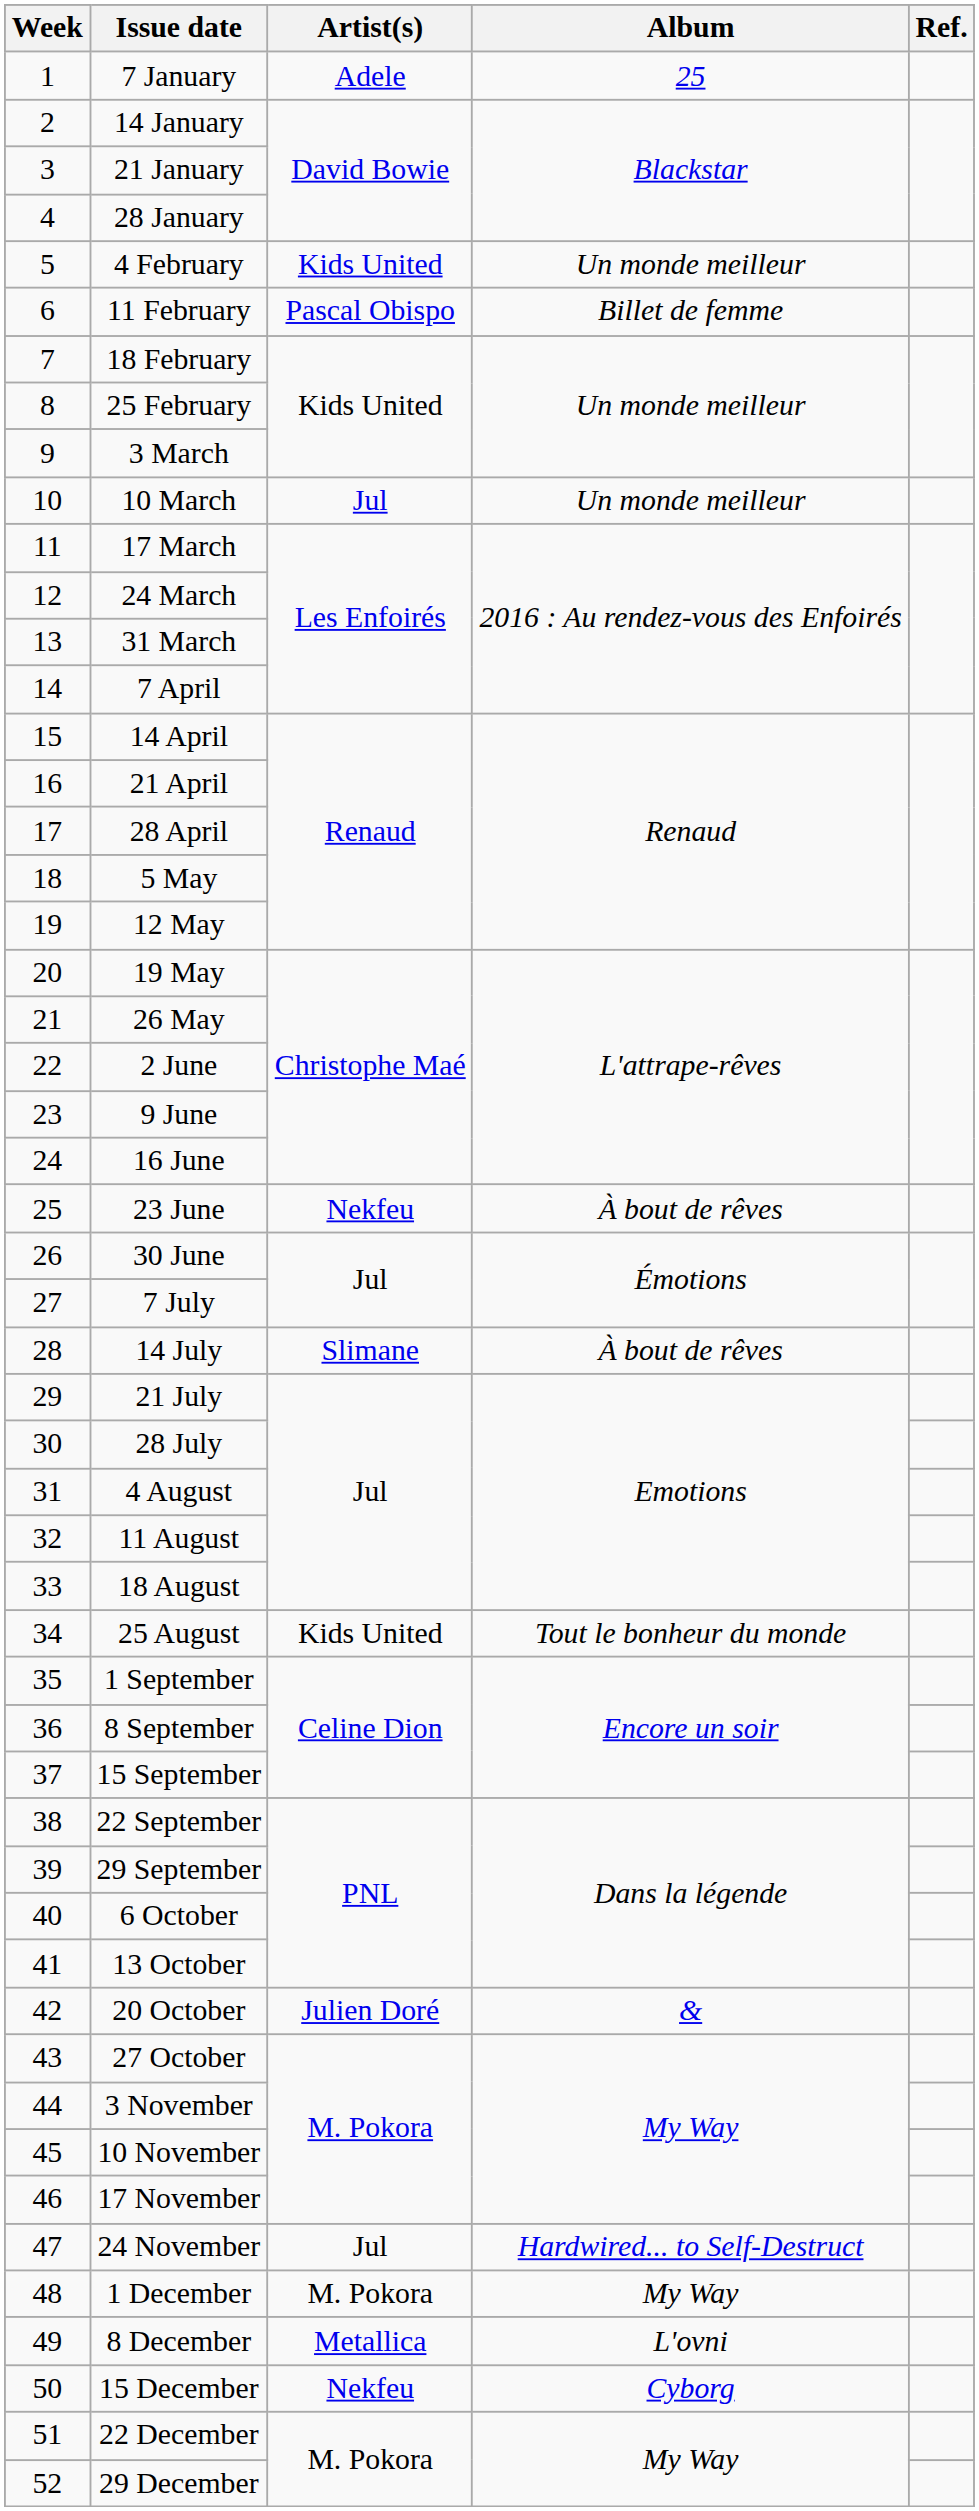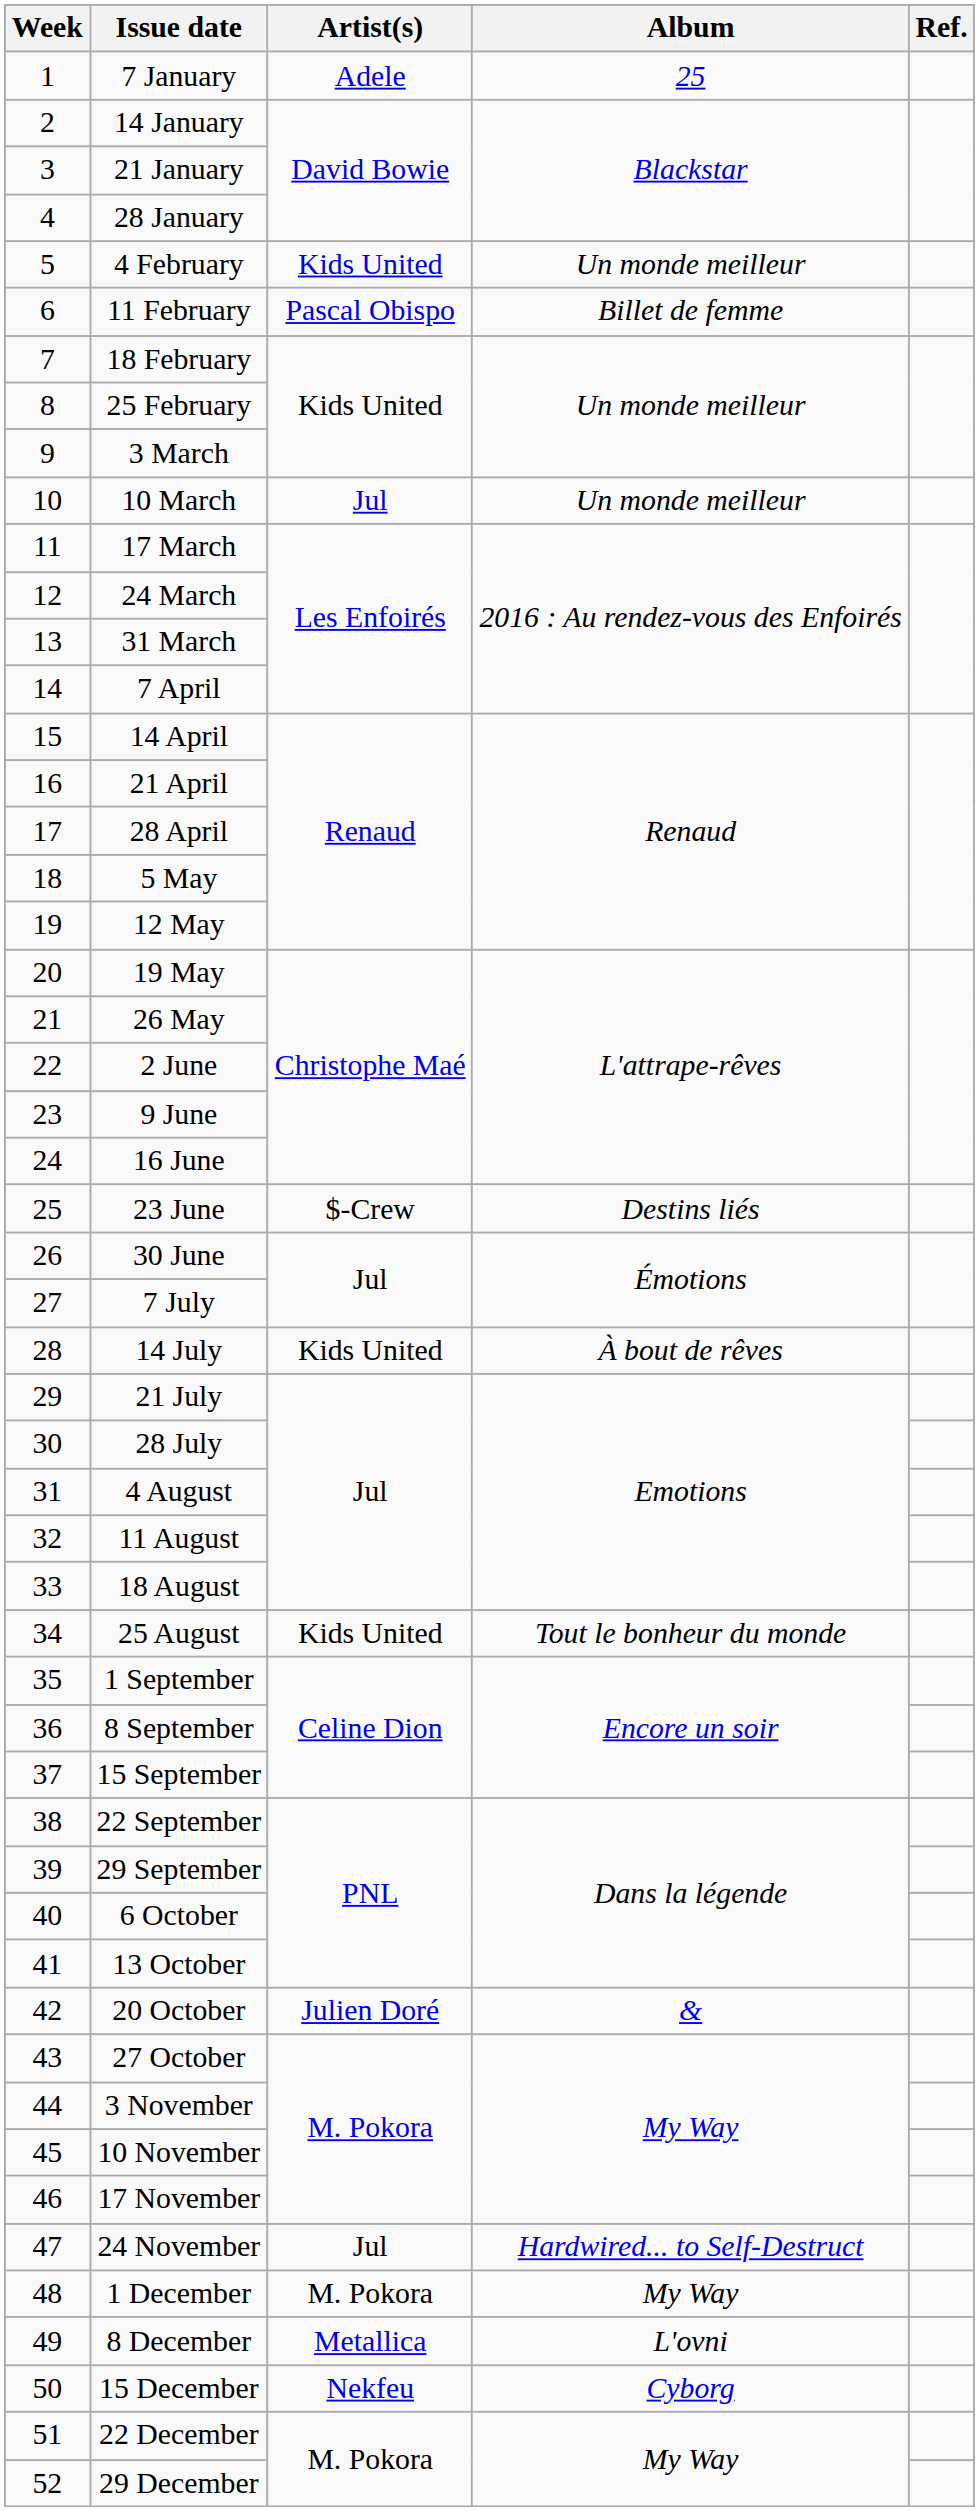(370, 1208) Nekfeu -> (370, 1208) $-Crew
(691, 1208) À bout de rêves -> (691, 1208) Destins liés
(370, 1349) Slimane -> (370, 1349) Kids United
